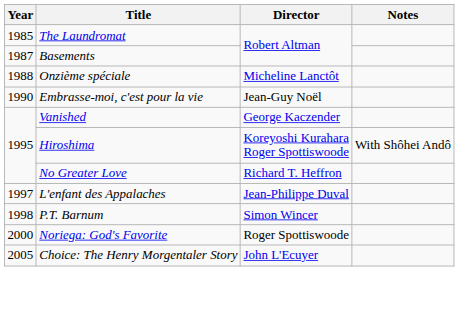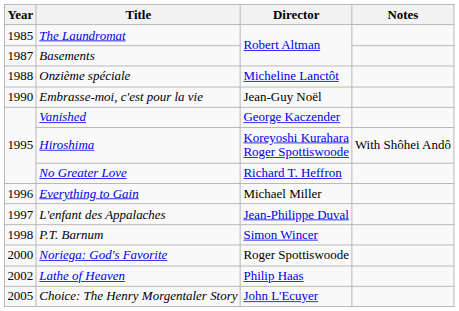+ row: (89, 193)
+ row: (82, 276)
